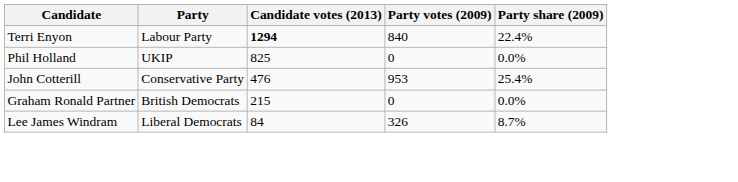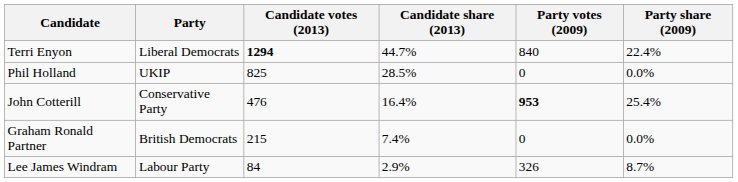+ column: (447, 22)
(177, 36) Labour Party -> (189, 51) Liberal Democrats
(398, 79) normal -> (529, 101) bold
(192, 121) Liberal Democrats -> (174, 167) Labour Party
